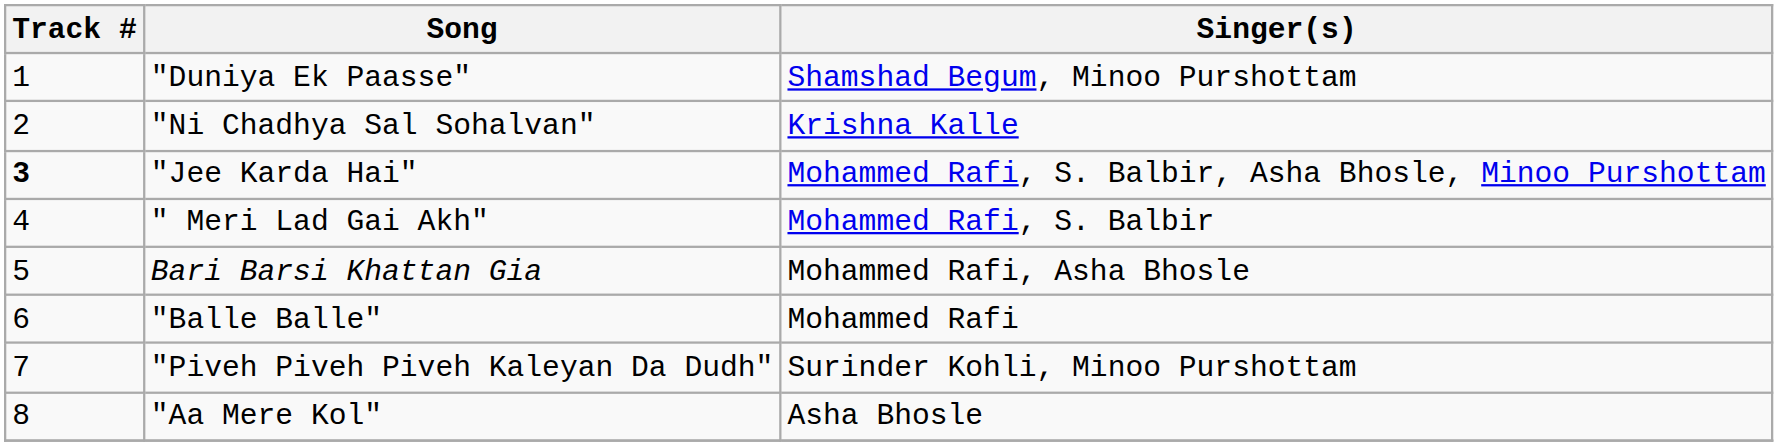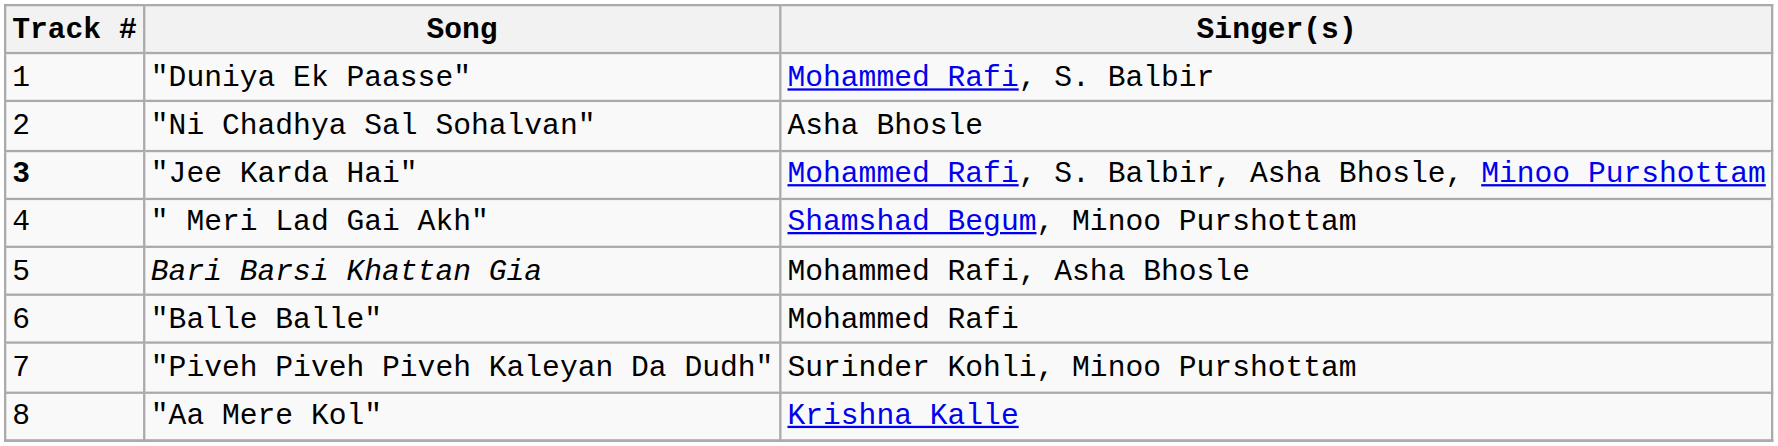(1072, 78) Shamshad Begum, Minoo Purshottam -> (1001, 78) Mohammed Rafi, S. Balbir
(903, 126) Krishna Kalle -> (885, 126) Asha Bhosle
(1001, 223) Mohammed Rafi, S. Balbir -> (1072, 223) Shamshad Begum, Minoo Purshottam
(885, 416) Asha Bhosle -> (903, 416) Krishna Kalle
